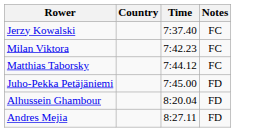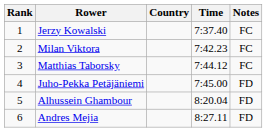+ column: (20, 13)
